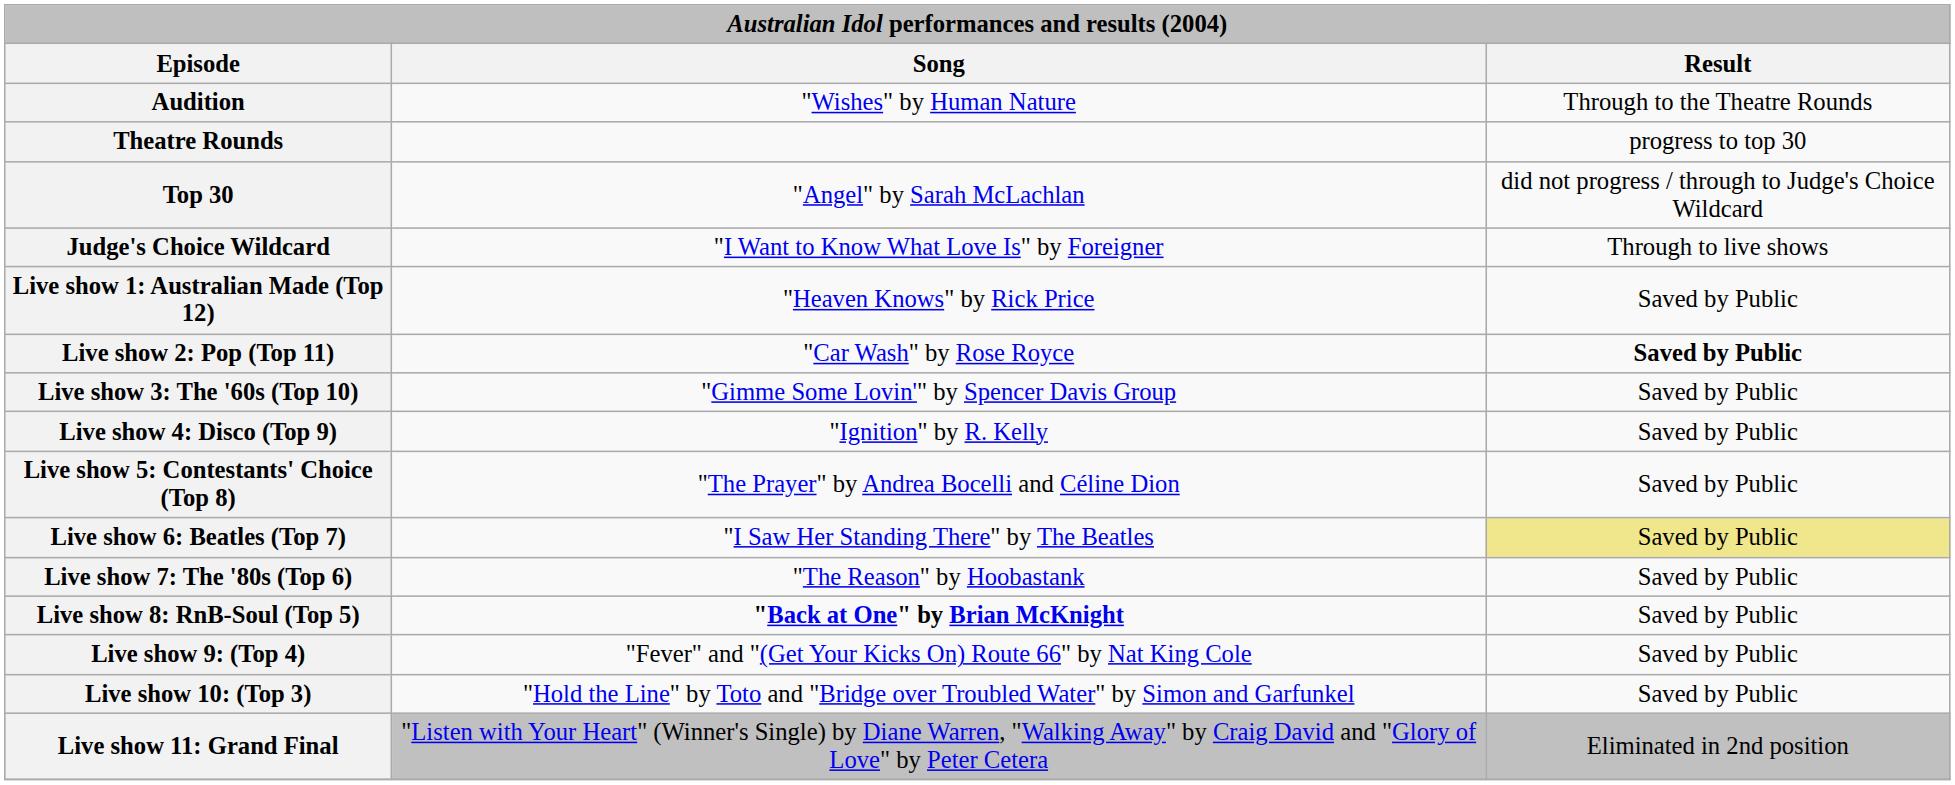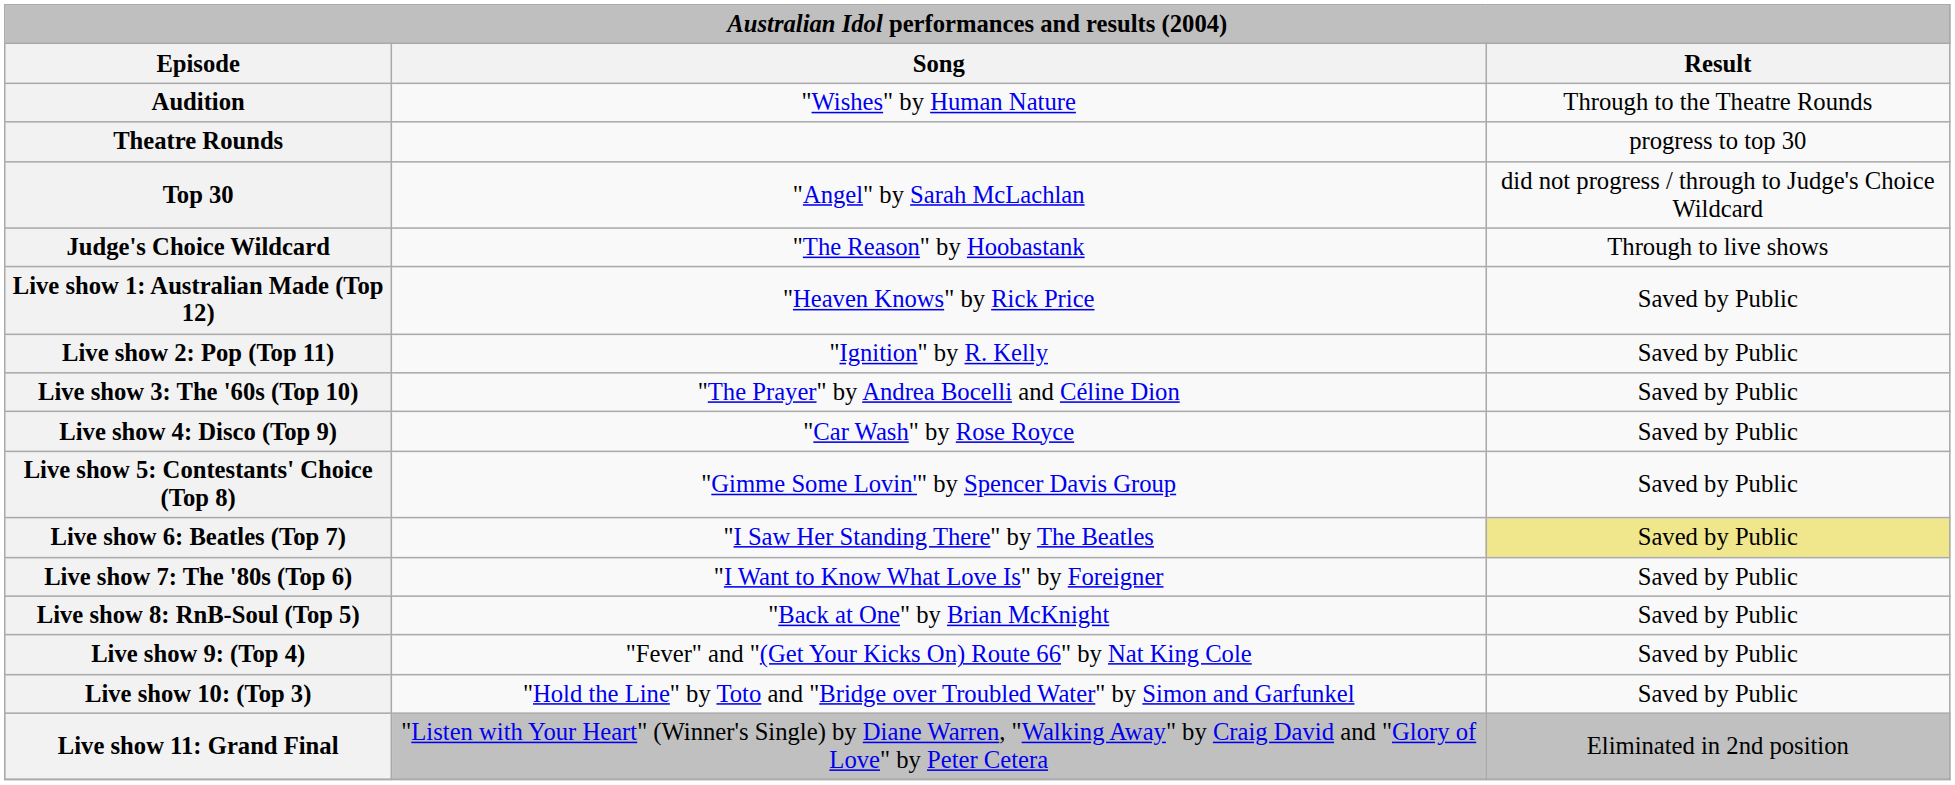(939, 247) "I Want to Know What Love Is" by Foreigner -> (939, 247) "The Reason" by Hoobastank
(939, 353) "Car Wash" by Rose Royce -> (939, 353) "Ignition" by R. Kelly
(1718, 353) bold -> (1718, 353) normal
(939, 392) "Gimme Some Lovin'" by Spencer Davis Group -> (939, 392) "The Prayer" by Andrea Bocelli and Céline Dion
(939, 431) "Ignition" by R. Kelly -> (939, 431) "Car Wash" by Rose Royce
(939, 484) "The Prayer" by Andrea Bocelli and Céline Dion -> (939, 484) "Gimme Some Lovin'" by Spencer Davis Group
(939, 576) "The Reason" by Hoobastank -> (939, 576) "I Want to Know What Love Is" by Foreigner
(939, 615) bold -> (939, 615) normal
